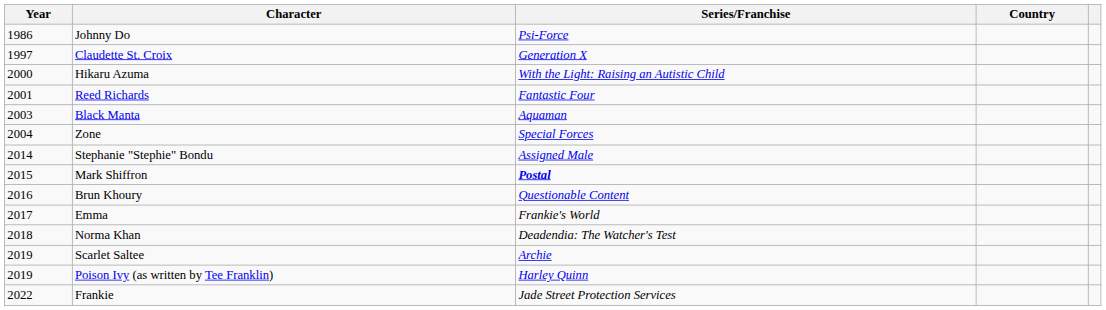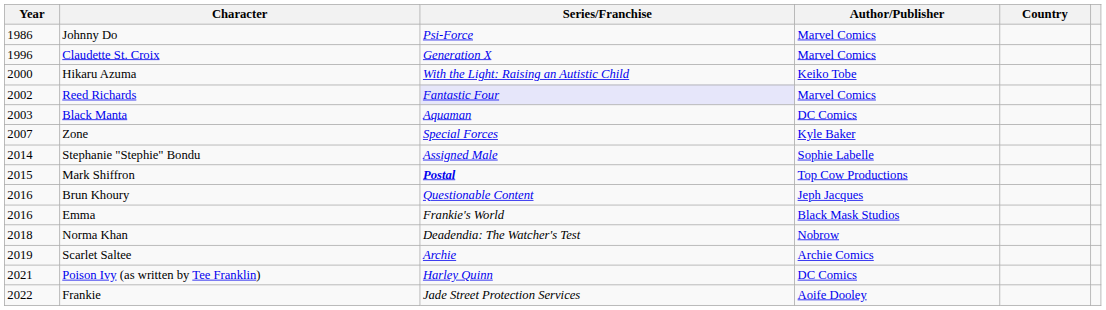+ column: (897, 14)
(20, 54) 1997 -> (20, 54) 1996
(20, 94) 2001 -> (20, 94) 2002
(556, 94) no background -> (461, 94) lavender background
(20, 134) 2004 -> (20, 134) 2007
(20, 214) 2017 -> (20, 214) 2016
(20, 275) 2019 -> (20, 275) 2021
